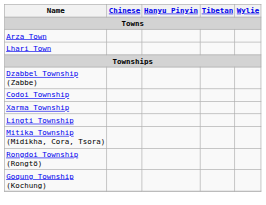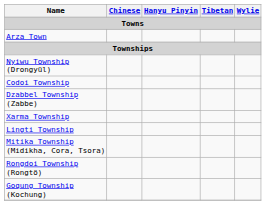- row: (29, 48)
+ row: (38, 65)
rows swapped: (42, 78) <-> (38, 95)
